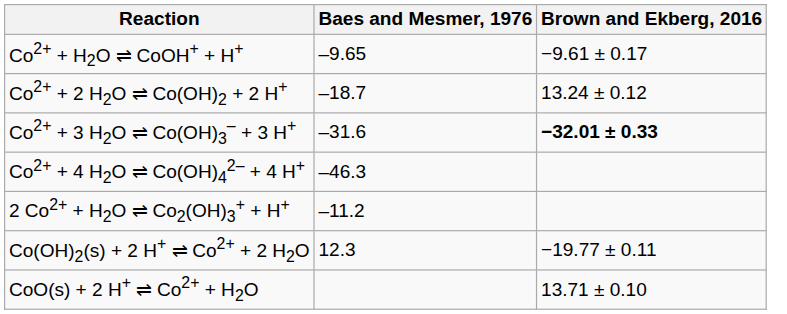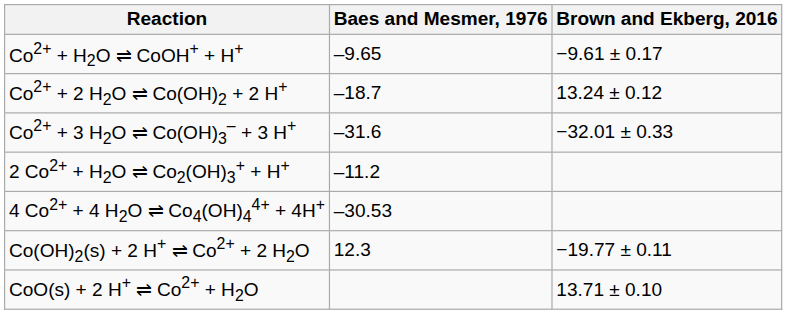(599, 132) bold -> (615, 132) normal
- row: (157, 172)
+ row: (167, 211)
